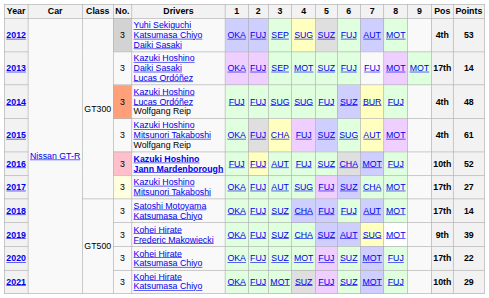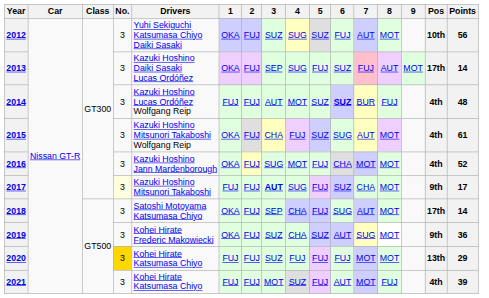(122, 35) lightgrey background -> (122, 35) no background
(280, 35) SEP -> (274, 35) SUZ
(442, 35) 4th -> (436, 35) 10th
(469, 35) 53 -> (463, 35) 56
(304, 69) MOT -> (297, 69) SUG
(326, 69) SUZ -> (320, 69) FUJ
(349, 69) FUJ -> (342, 69) SUZ
(372, 69) no background -> (366, 69) pink background
(396, 69) MOT -> (389, 69) AUT
(122, 102) lightsalmon background -> (122, 102) no background
(280, 102) SUG -> (274, 102) AUT
(304, 102) SUG -> (297, 102) MOT
(326, 102) FUJ -> (320, 102) SUZ
(349, 102) normal -> (342, 102) bold
(122, 164) pink background -> (122, 164) no background
(178, 164) bold -> (175, 164) normal
(237, 164) FUJ -> (230, 164) OKA
(280, 164) AUT -> (274, 164) SUG
(304, 164) FUJ -> (297, 164) MOT
(326, 164) SUZ -> (320, 164) FUJ
(396, 164) FUJ -> (389, 164) MOT
(442, 164) 10th -> (436, 164) 4th
(237, 188) OKA -> (230, 188) FUJ
(280, 188) normal -> (274, 188) bold
(442, 188) 17th -> (436, 188) 9th
(469, 188) 27 -> (463, 188) 17
(280, 211) SUZ -> (274, 211) SEP
(349, 211) FUJ -> (342, 211) SUG
(469, 235) 39 -> (463, 235) 36
(122, 259) no background -> (122, 259) gold background
(237, 259) OKA -> (230, 259) FUJ
(304, 259) MOT -> (297, 259) FUJ
(349, 259) SUZ -> (342, 259) FUJ
(396, 259) FUJ -> (389, 259) MOT
(442, 259) 17th -> (436, 259) 13th
(469, 259) 22 -> (463, 259) 29
(237, 282) OKA -> (230, 282) FUJ
(349, 282) SUZ -> (342, 282) AUT
(442, 282) 10th -> (436, 282) 4th
(469, 282) 29 -> (463, 282) 39
